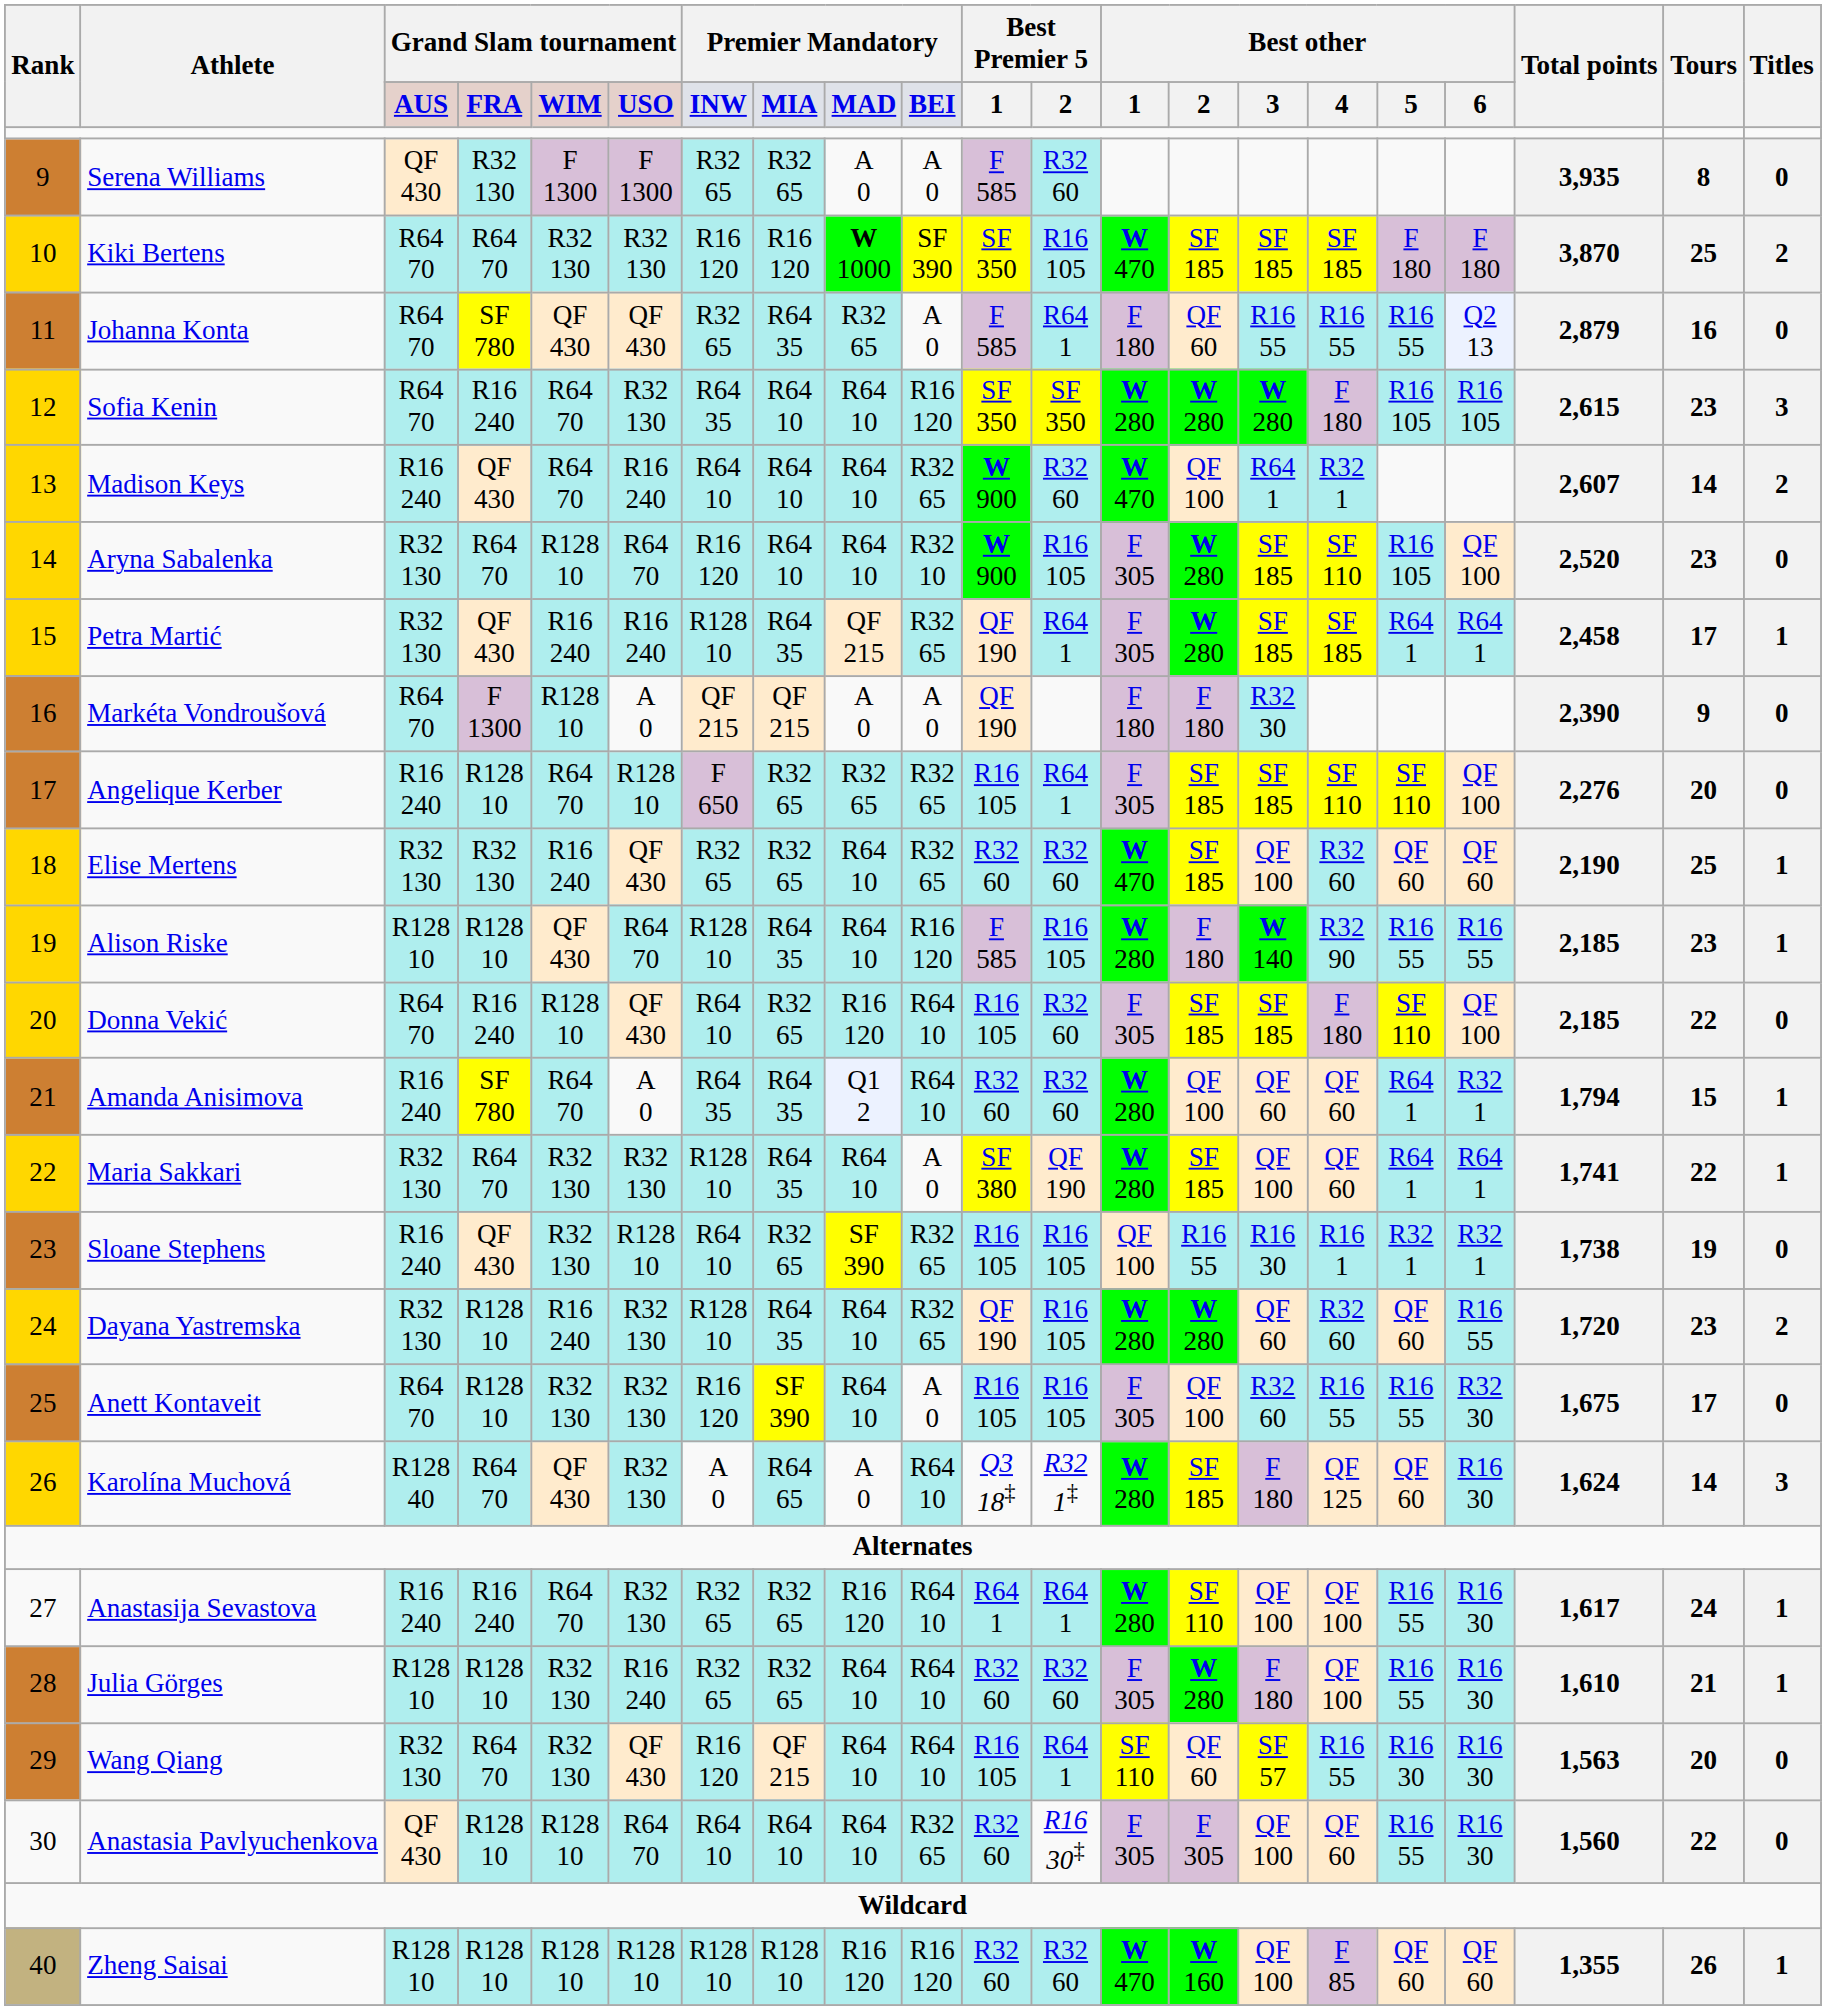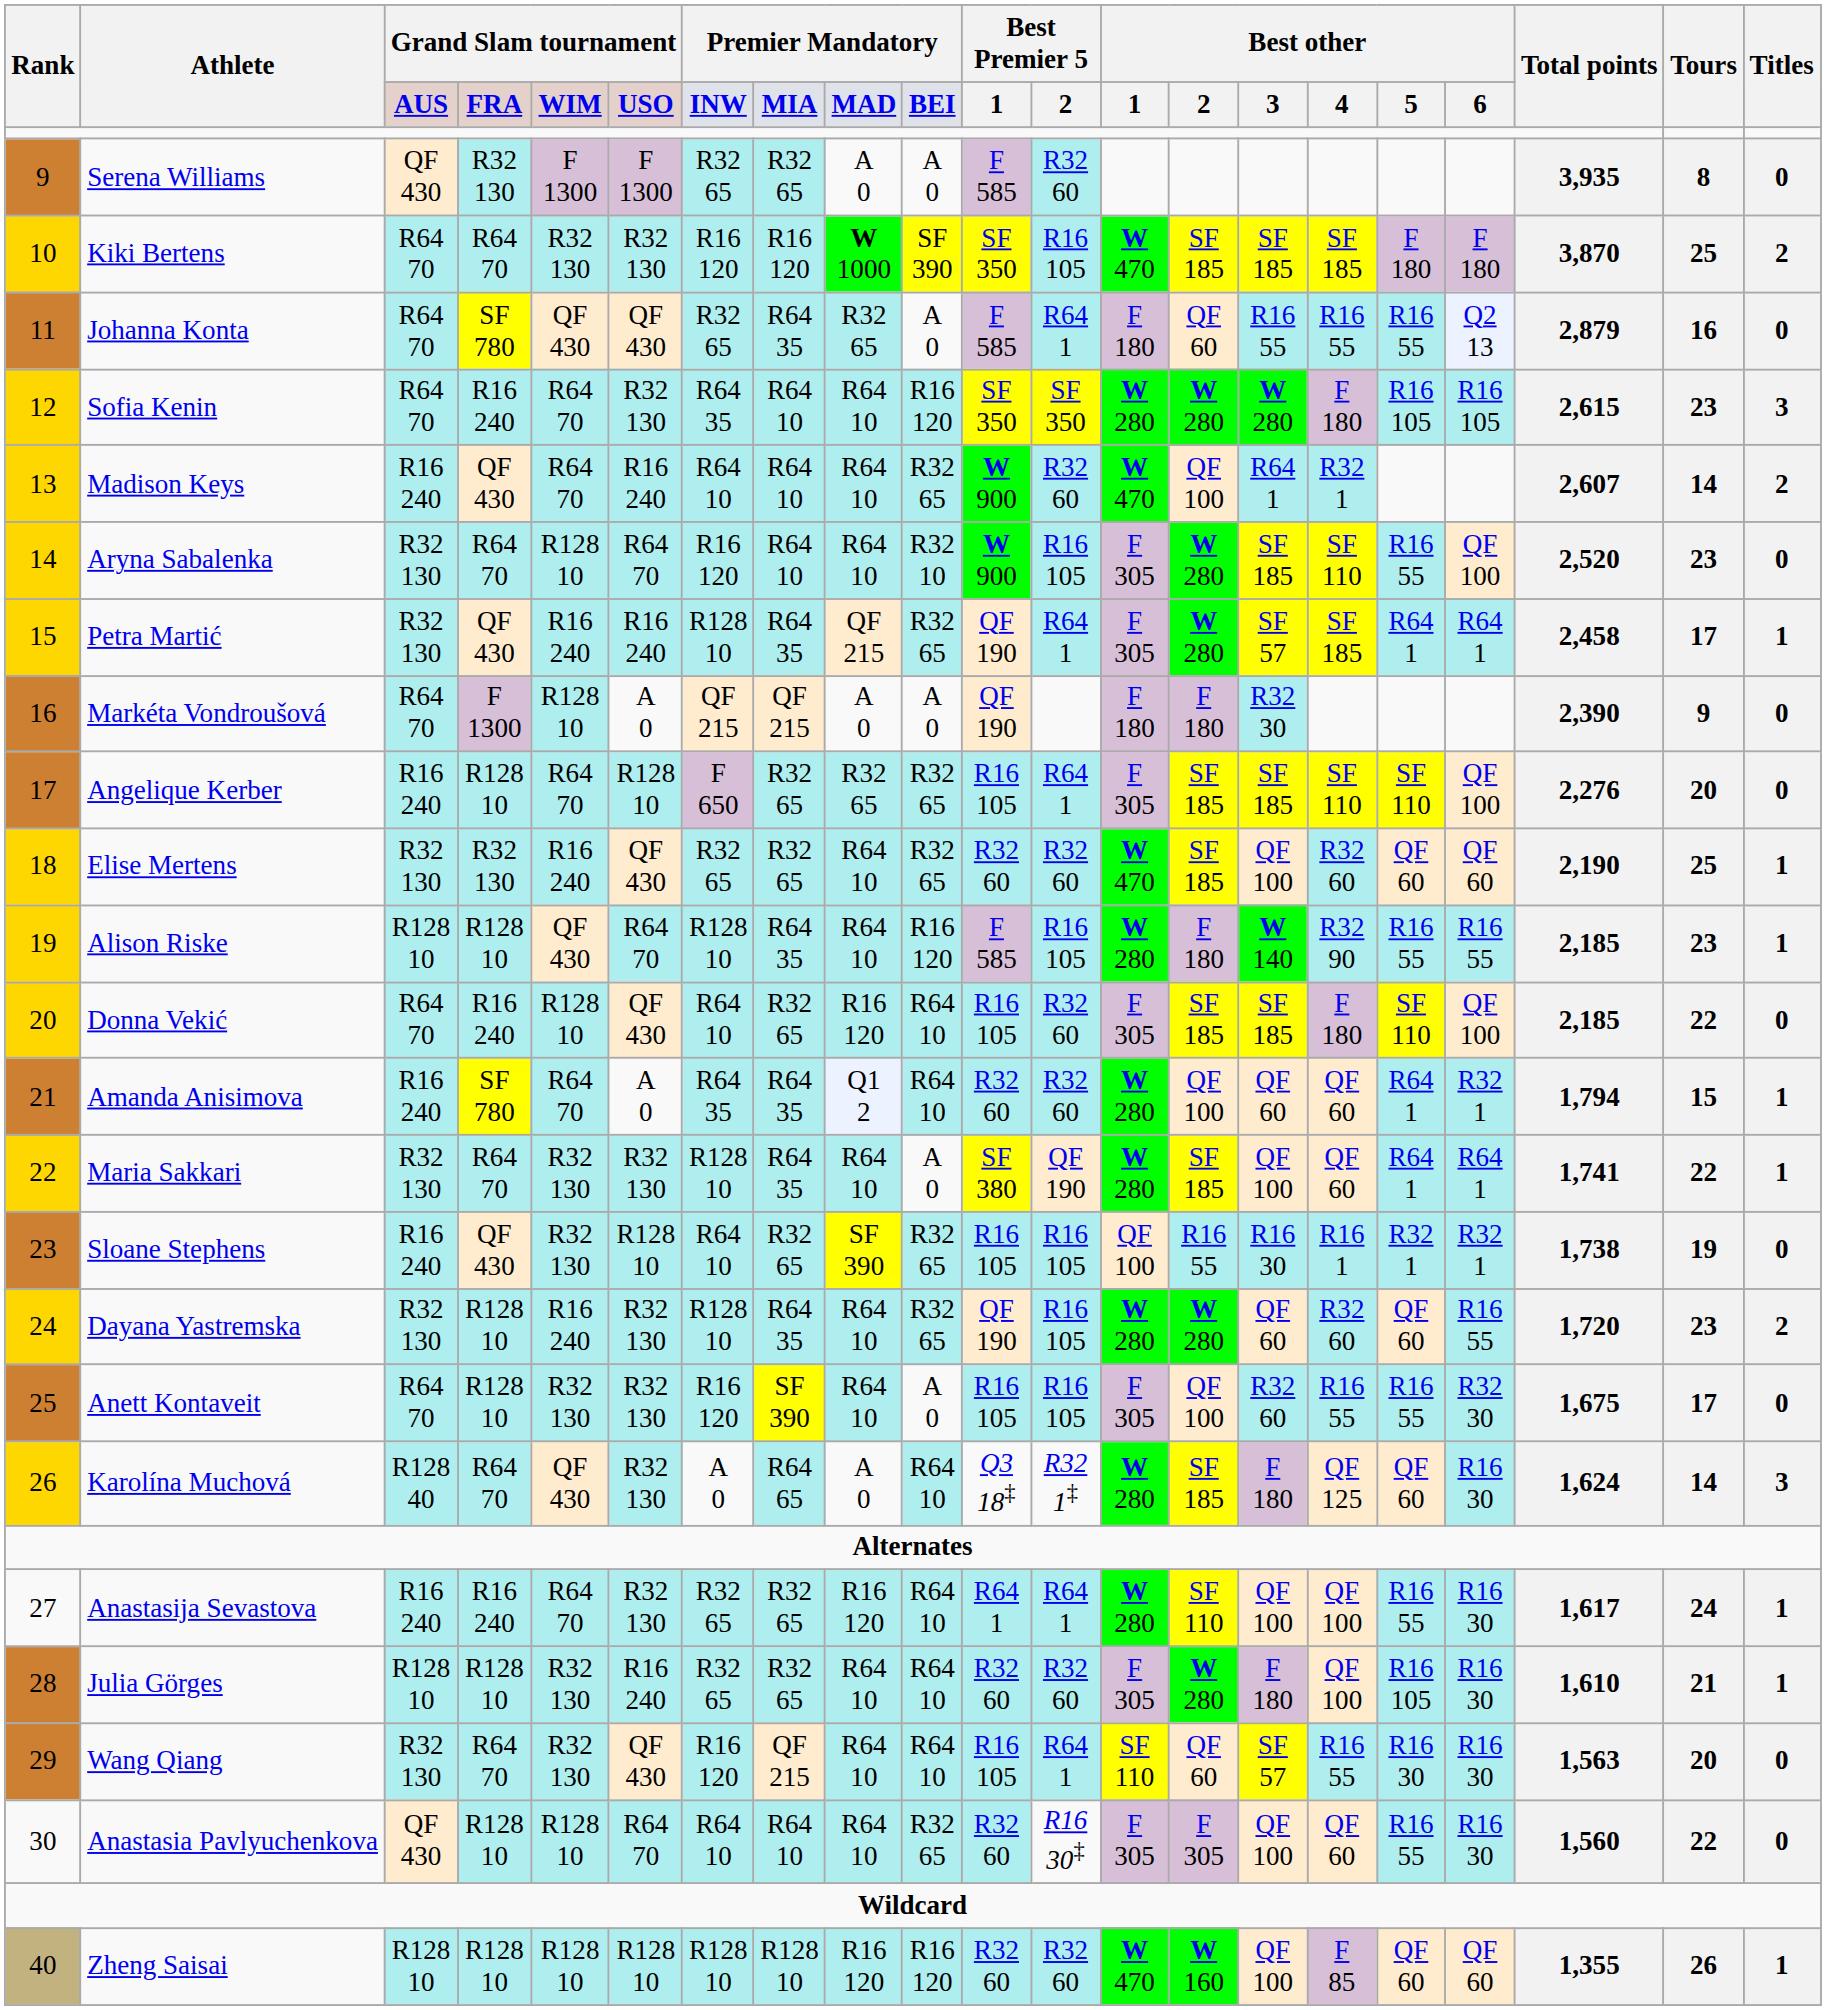(1411, 560) R16 105 -> (1411, 560) R16 55
(1273, 636) SF 185 -> (1273, 636) SF 57
(1411, 1684) R16 55 -> (1411, 1684) R16 105
